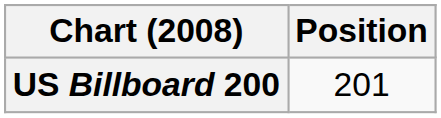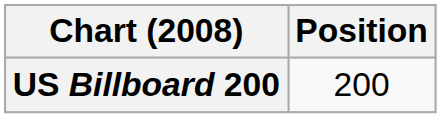(362, 84) 201 -> (362, 84) 200
